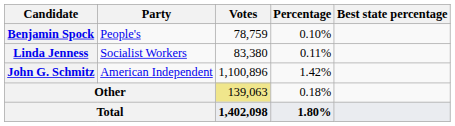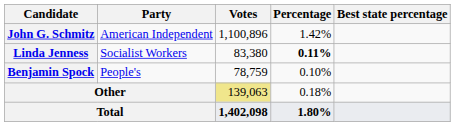rows swapped: (51, 72) <-> (51, 33)
(316, 53) normal -> (315, 53) bold
